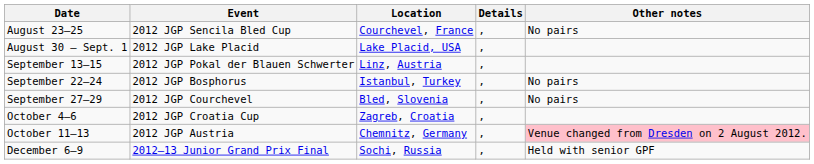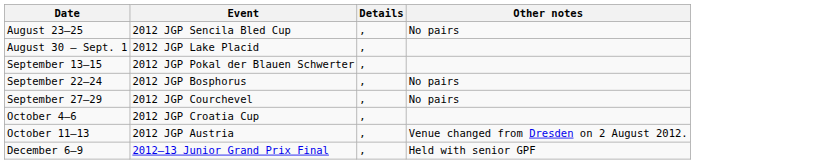- column: (416, 13)
(667, 133) pink background -> (548, 133) no background
